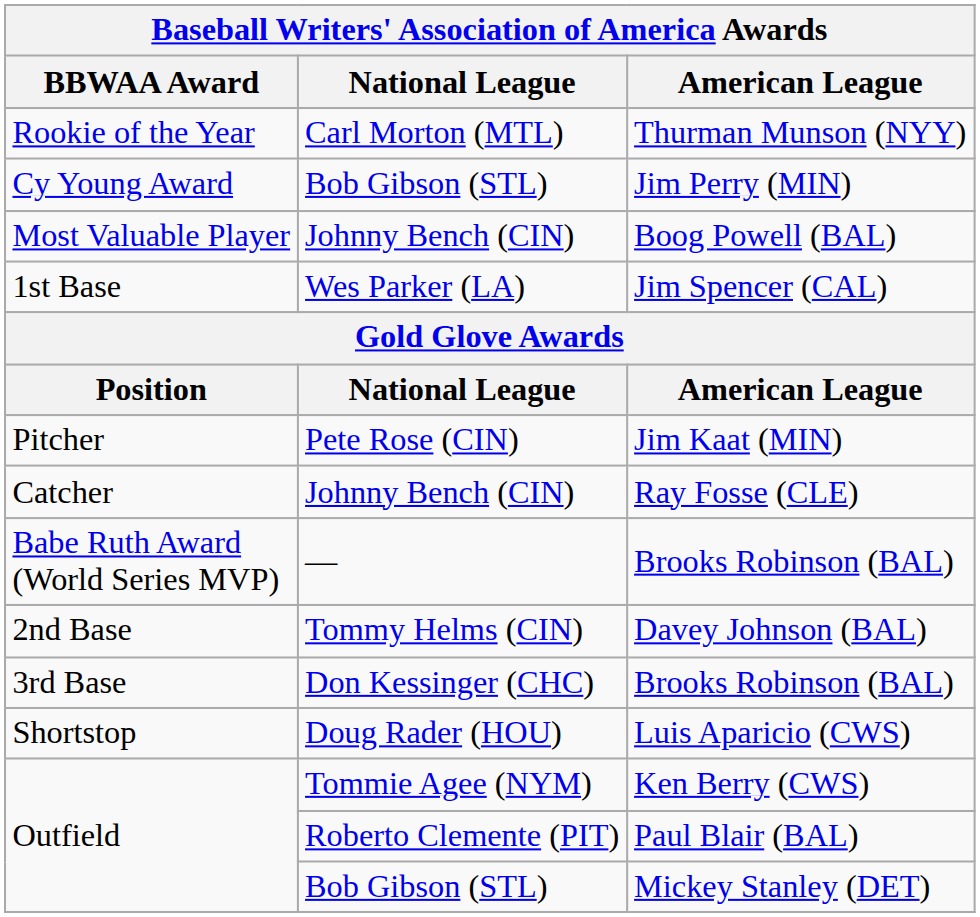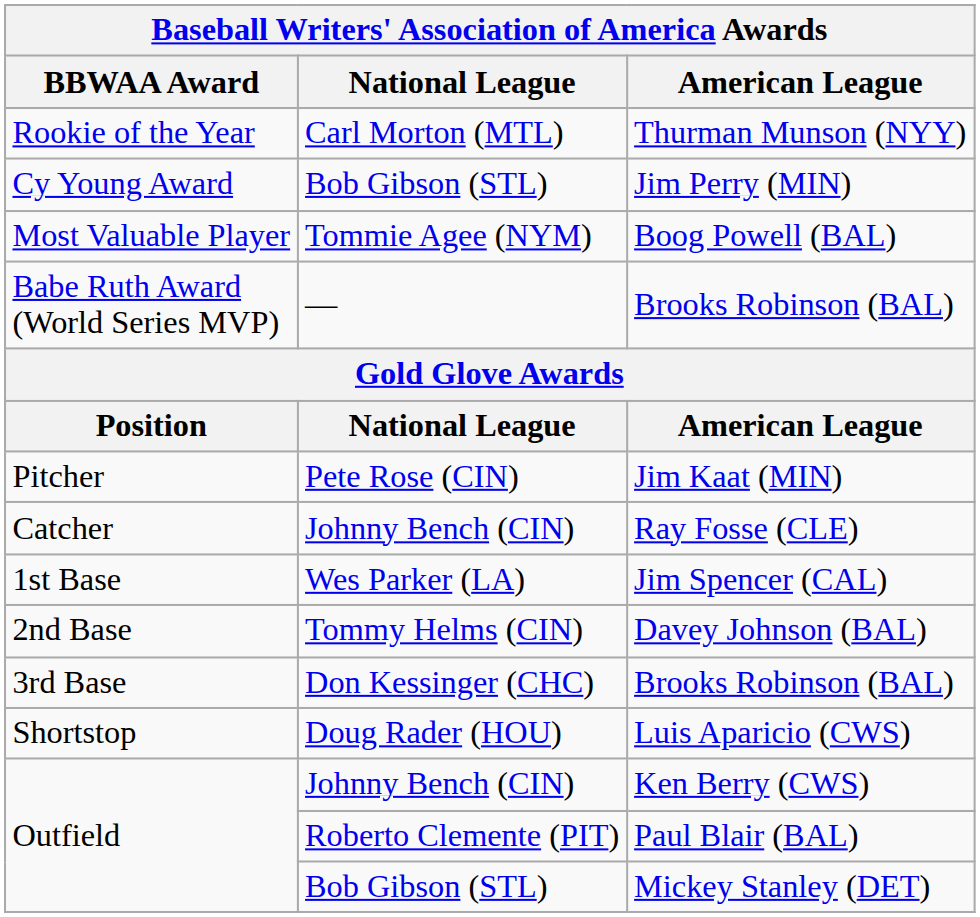(440, 235) Johnny Bench (CIN) -> (448, 235) Tommie Agee (NYM)
rows swapped: (146, 560) <-> (67, 286)
(448, 784) Tommie Agee (NYM) -> (440, 784) Johnny Bench (CIN)
